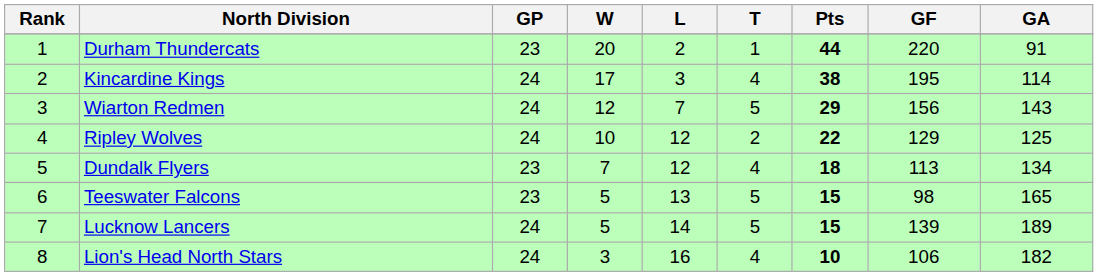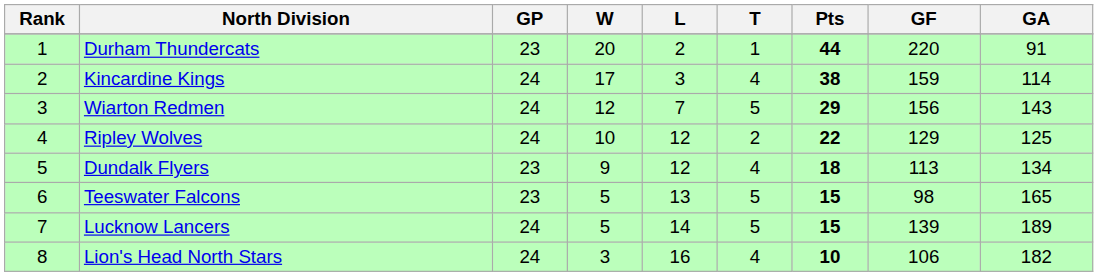(924, 78) 195 -> (924, 78) 159
(605, 167) 7 -> (605, 167) 9
